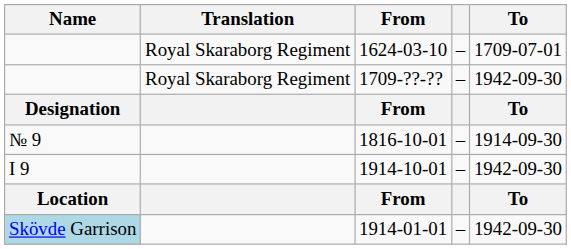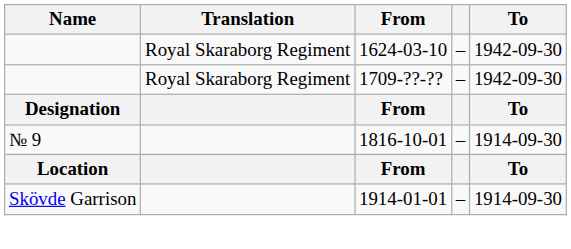(518, 49) 1709-07-01 -> (518, 49) 1942-09-30
- row: (403, 169)
(73, 229) lightblue background -> (73, 199) no background
(518, 229) 1942-09-30 -> (518, 199) 1914-09-30
